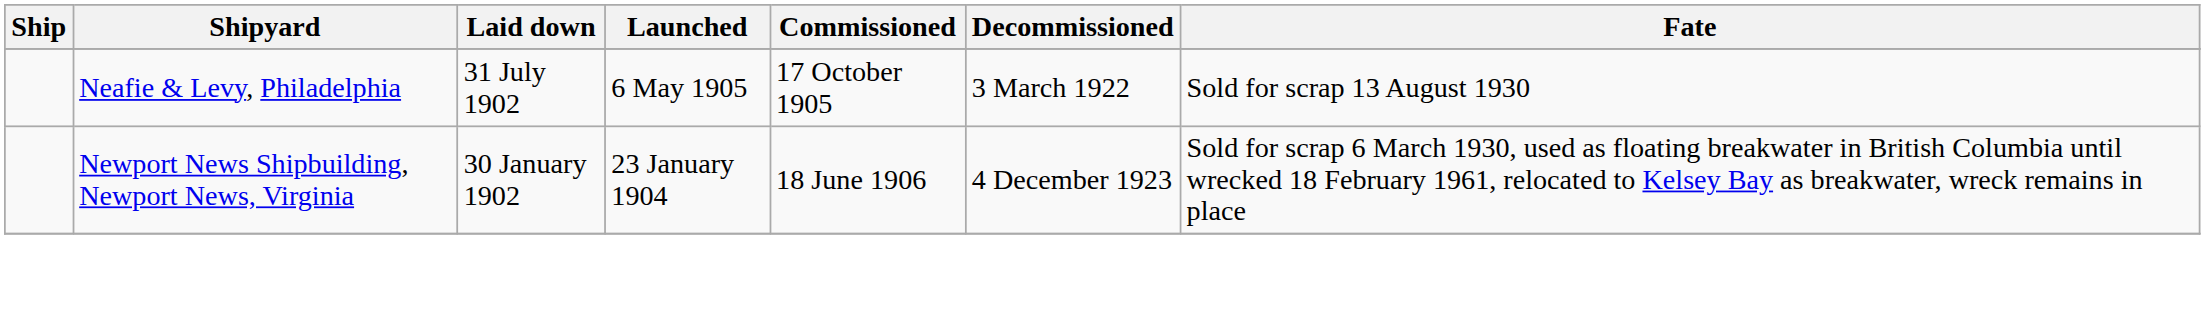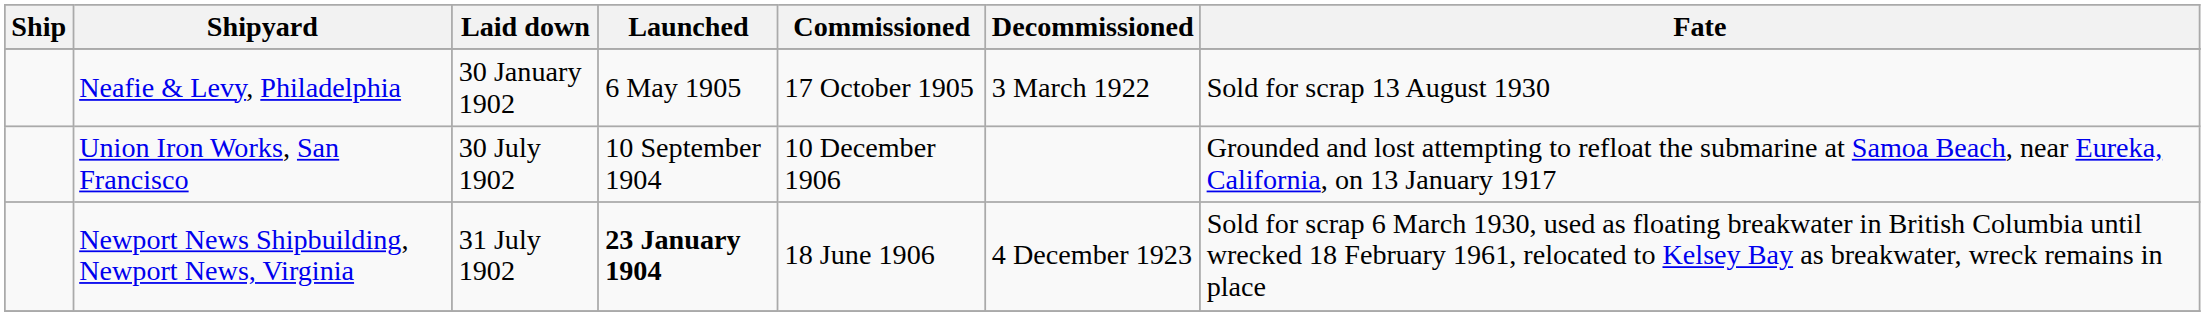(505, 87) 31 July 1902 -> (520, 87) 30 January 1902
+ row: (209, 163)
(525, 179) 30 January 1902 -> (500, 255) 31 July 1902
(673, 179) normal -> (673, 255) bold
